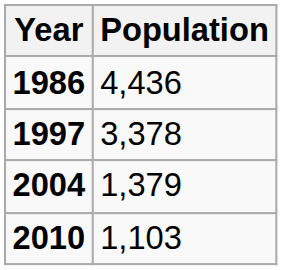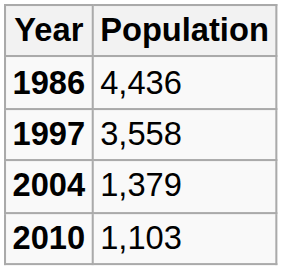(141, 133) 3,378 -> (141, 133) 3,558
